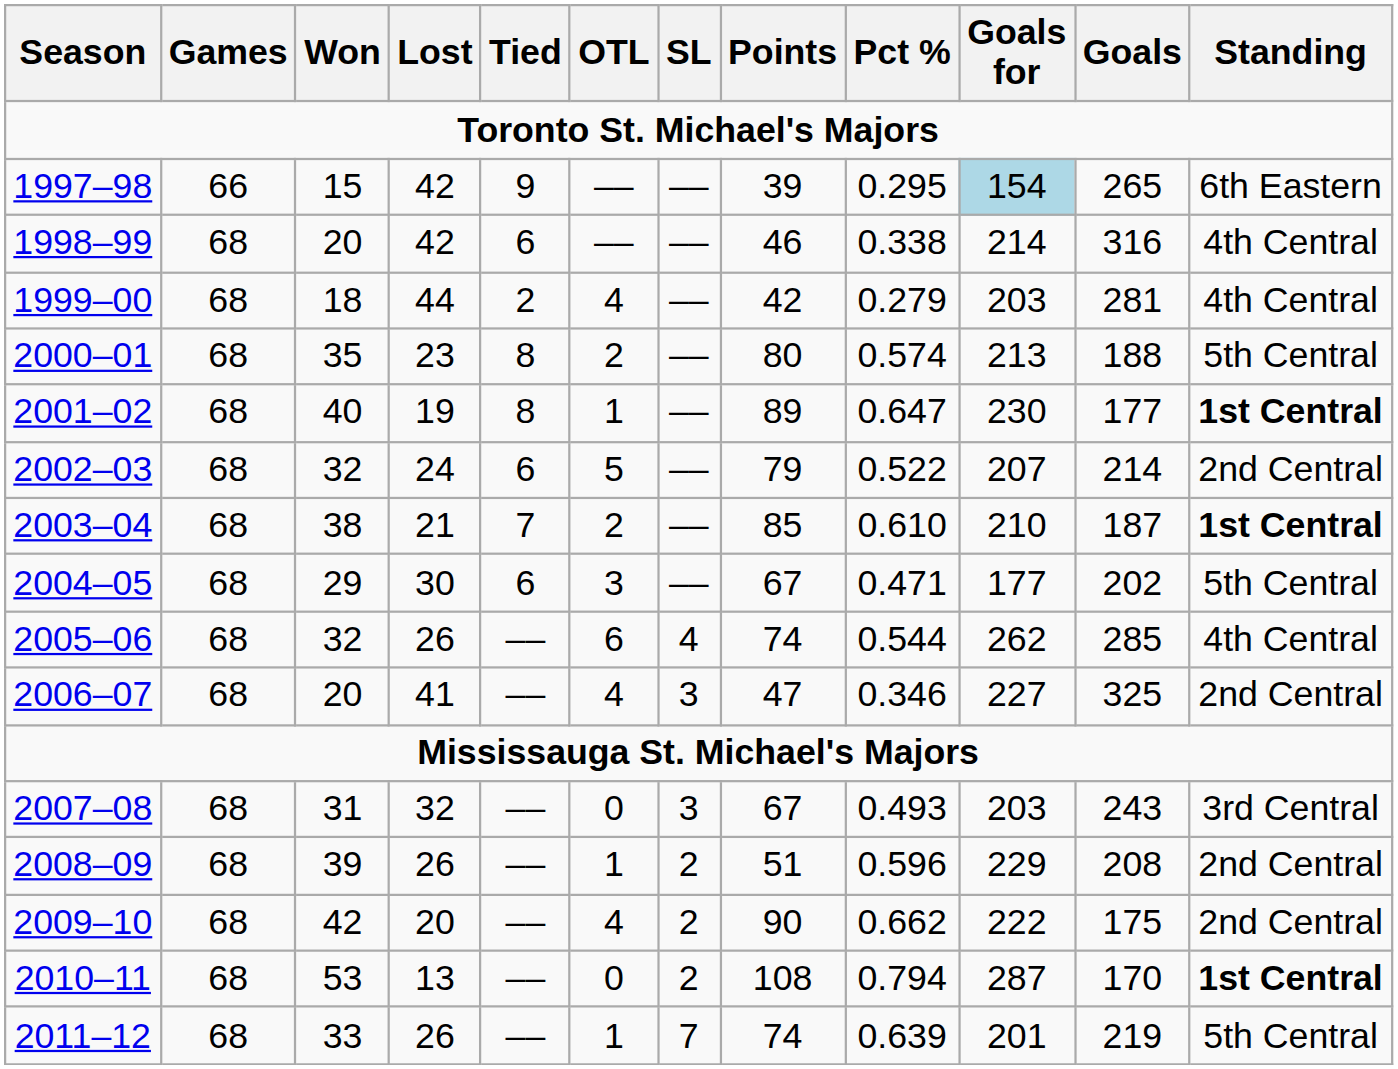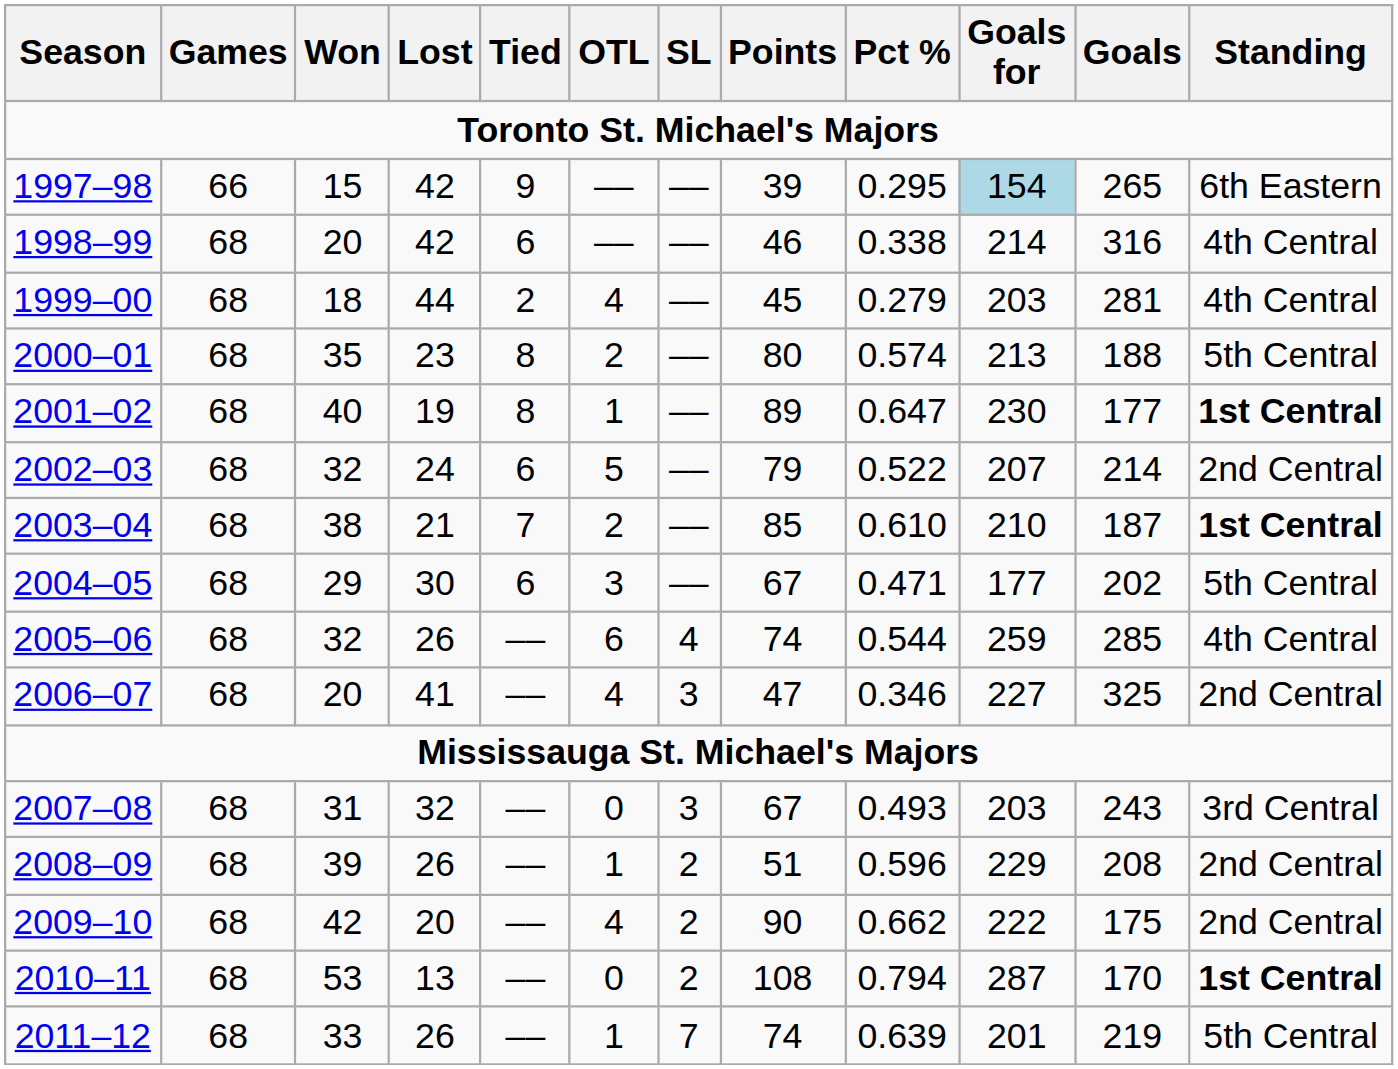(783, 299) 42 -> (783, 299) 45
(1017, 638) 262 -> (1017, 638) 259
